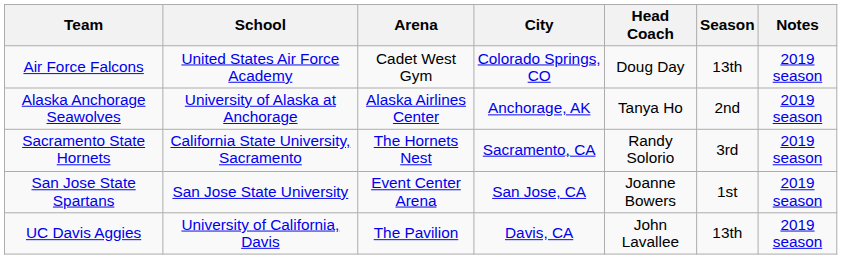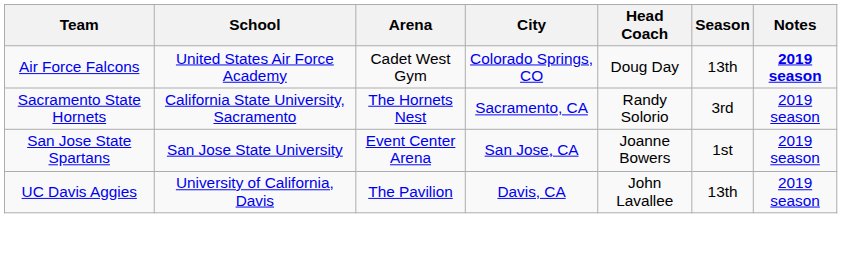(797, 66) normal -> (795, 66) bold
- row: (84, 108)
